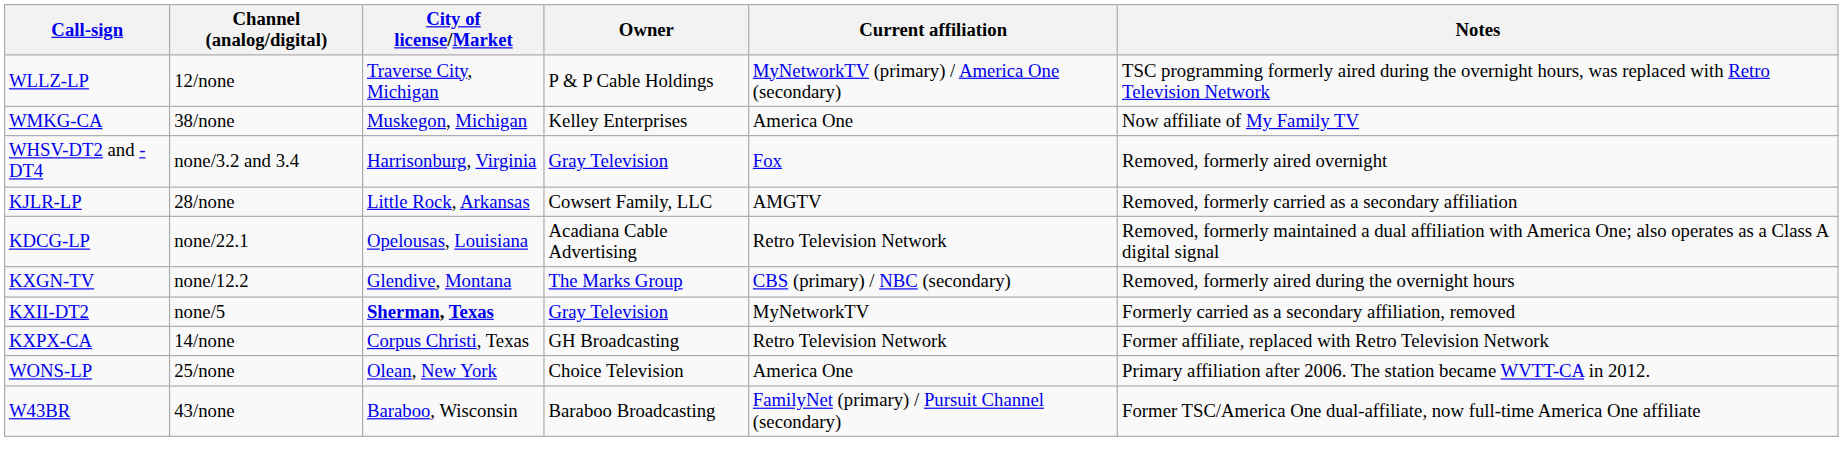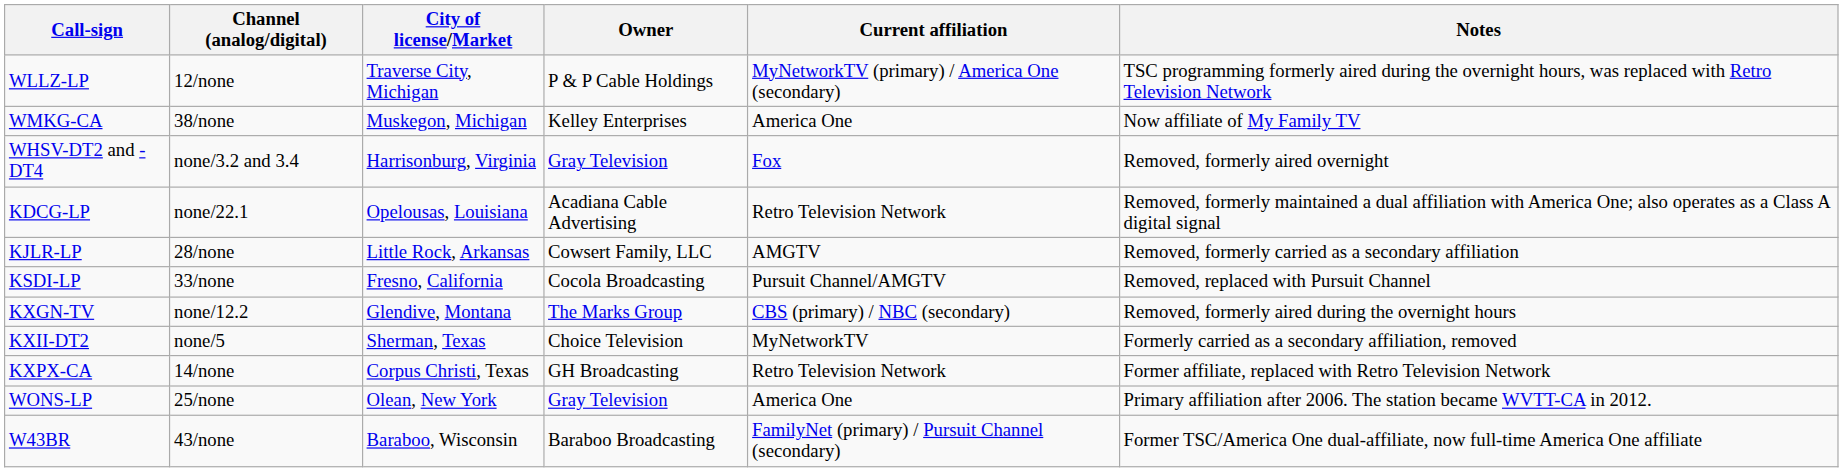rows swapped: (45, 201) <-> (49, 241)
+ row: (45, 281)
(430, 311) bold -> (426, 341) normal
(608, 311) Gray Television -> (616, 341) Choice Television
(616, 370) Choice Television -> (608, 400) Gray Television
